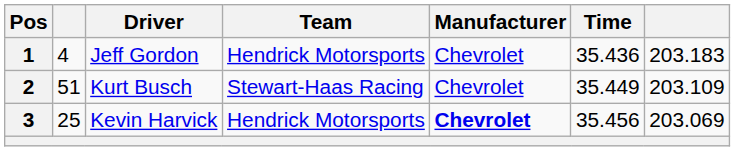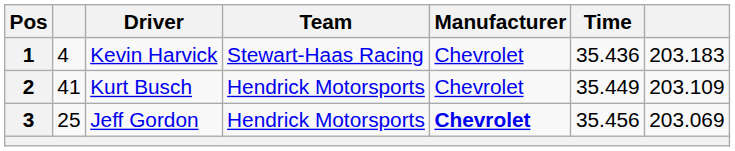(144, 54) Jeff Gordon -> (154, 54) Kevin Harvick
(326, 54) Hendrick Motorsports -> (325, 54) Stewart-Haas Racing
(69, 87) 51 -> (69, 87) 41
(325, 87) Stewart-Haas Racing -> (326, 87) Hendrick Motorsports
(154, 120) Kevin Harvick -> (144, 120) Jeff Gordon
